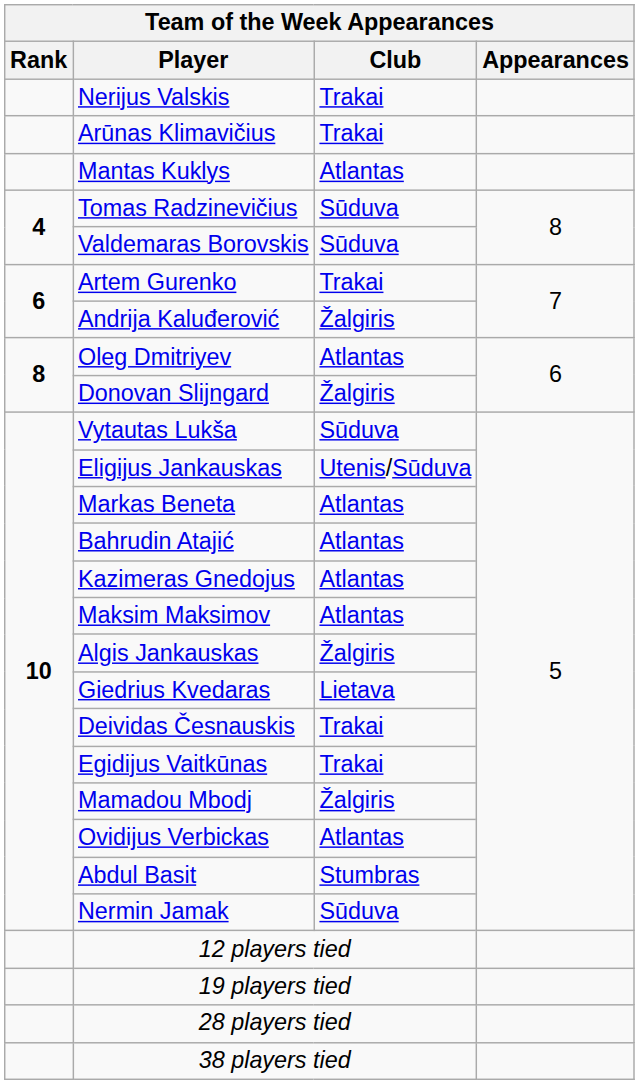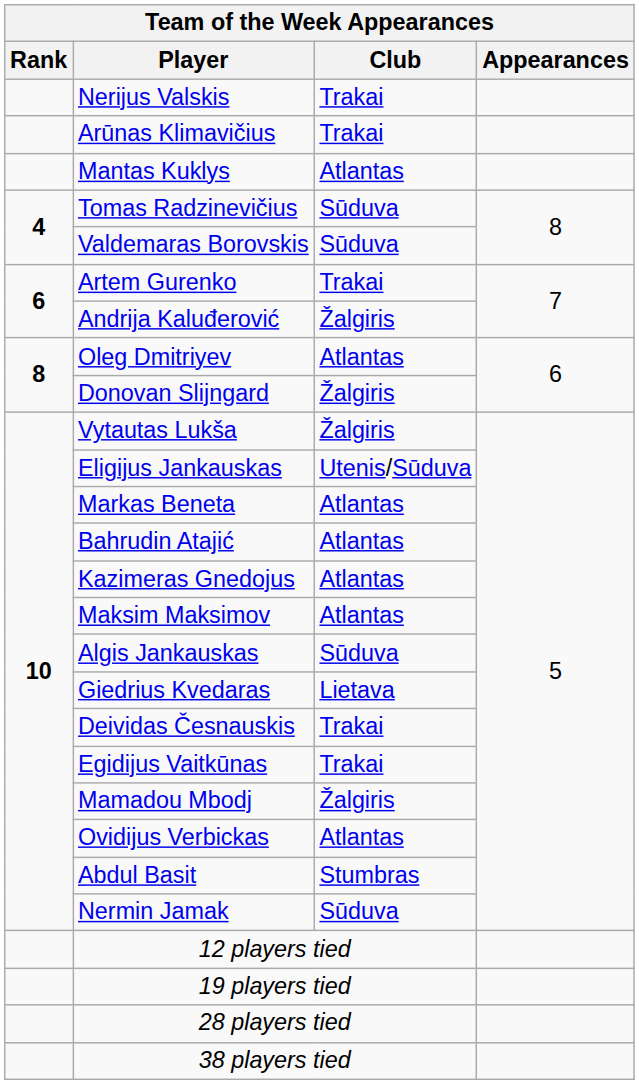(359, 430) Sūduva -> (357, 430) Žalgiris
(357, 652) Žalgiris -> (359, 652) Sūduva
